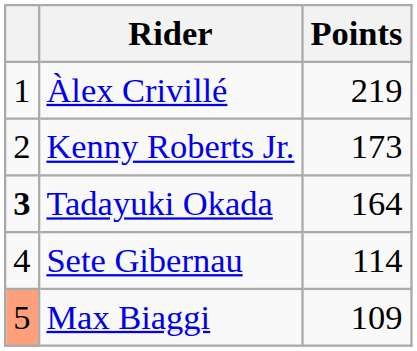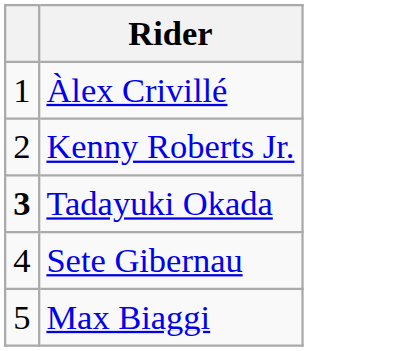- column: (356, 33)
(22, 317) lightsalmon background -> (22, 317) no background
